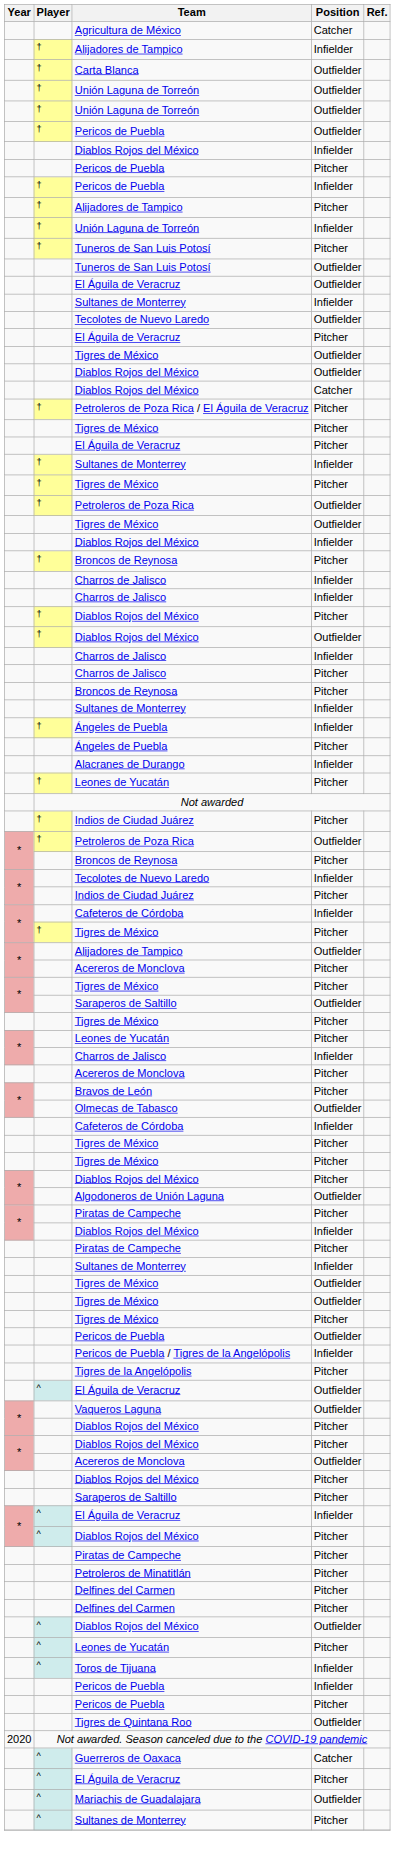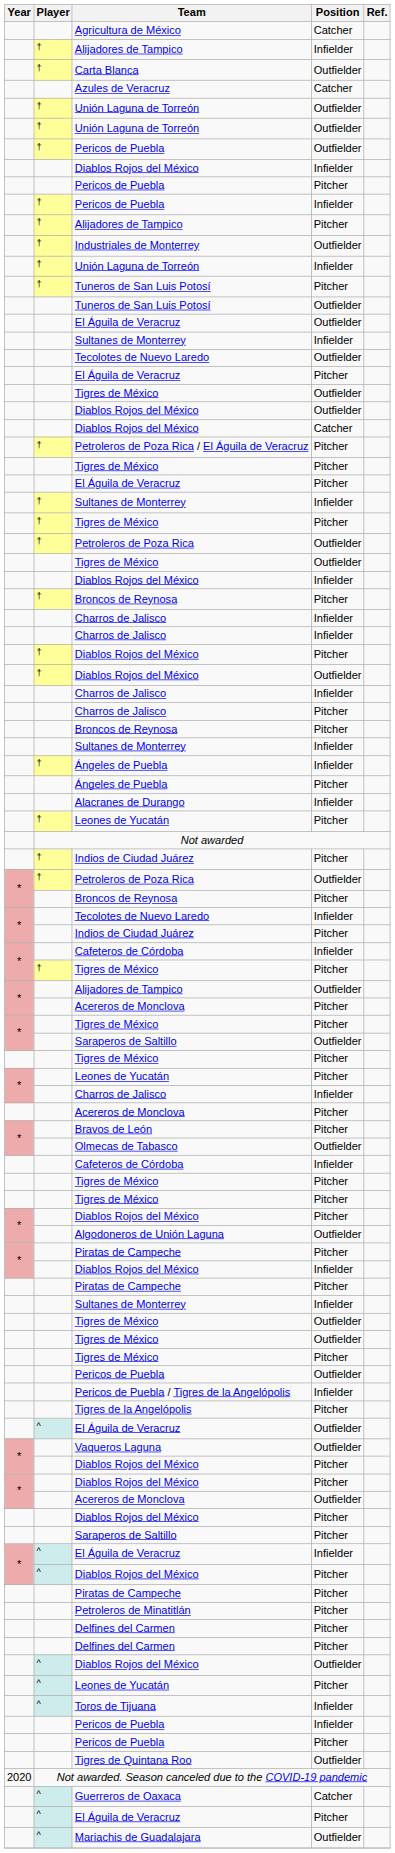+ row: (122, 89)
+ row: (137, 245)
- row: (130, 1820)
